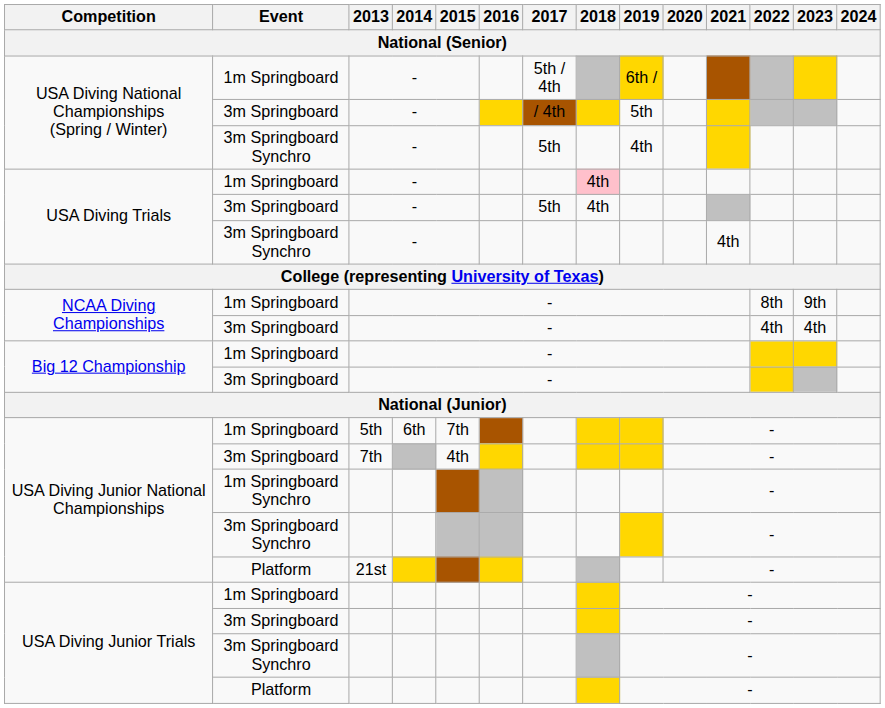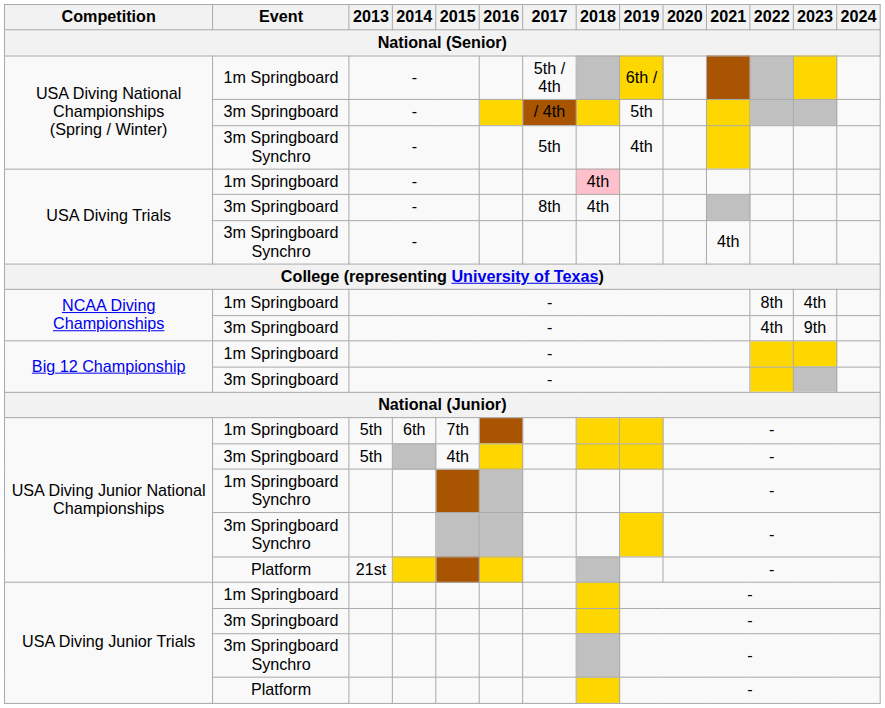(550, 207) 5th -> (550, 207) 8th
(815, 302) 9th -> (815, 302) 4th
(815, 328) 4th -> (815, 328) 9th
(371, 456) 7th -> (371, 456) 5th
